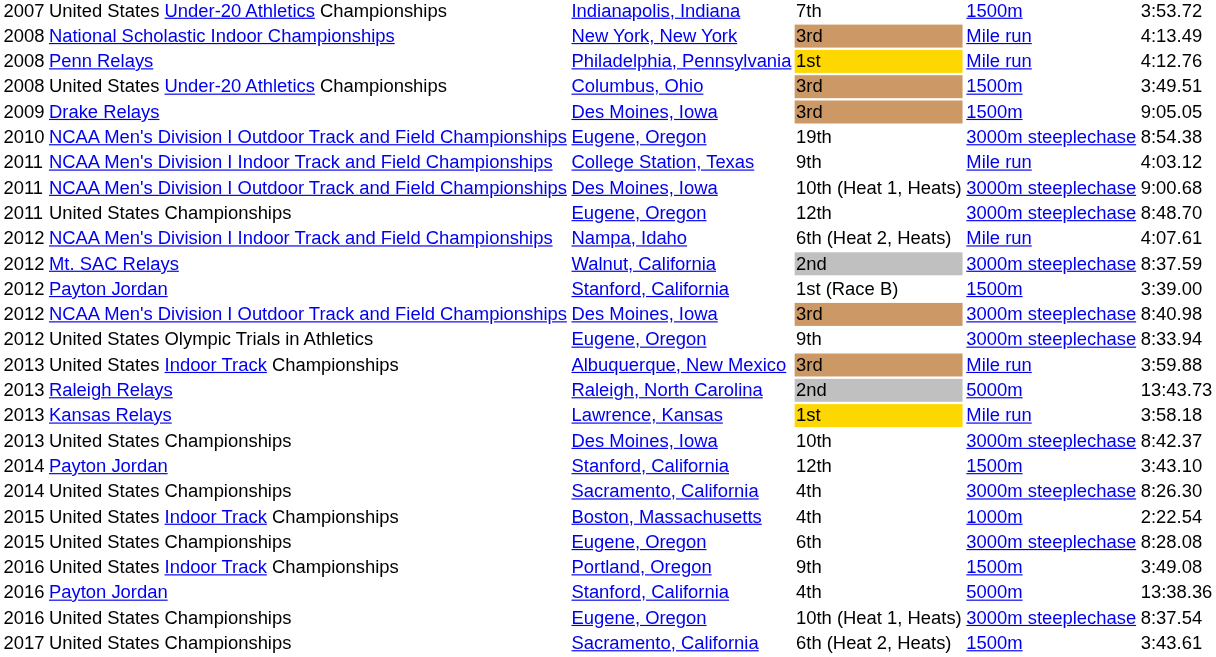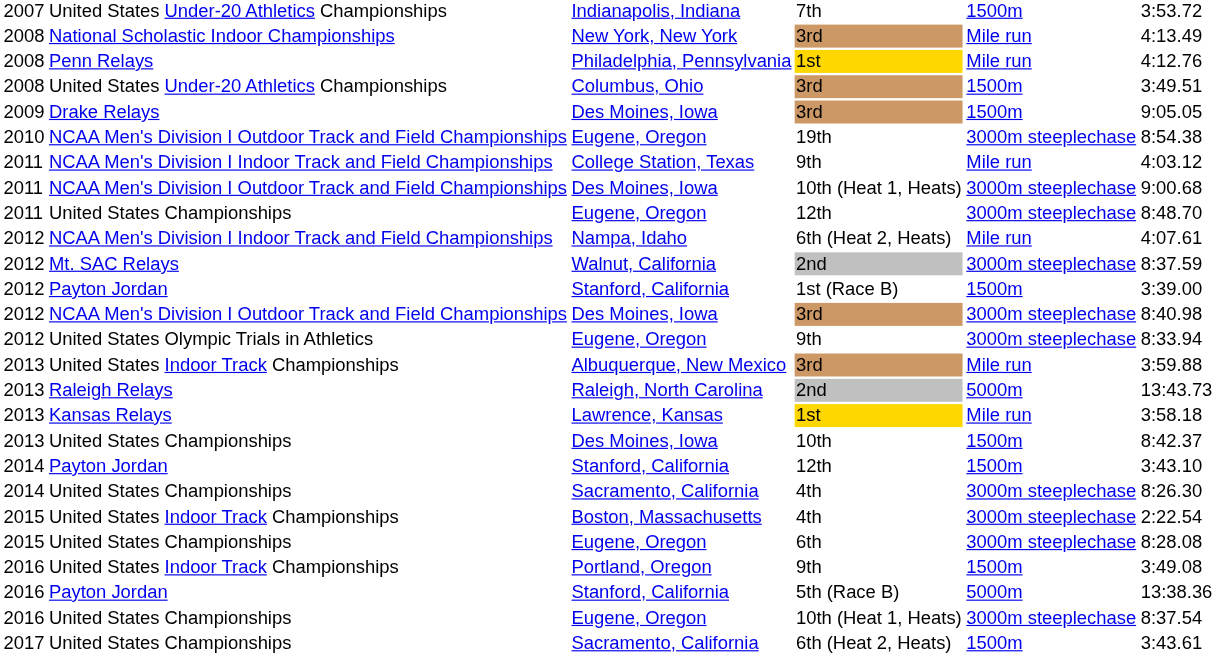(1051, 440) 3000m steeplechase -> (994, 440) 1500m
(994, 516) 1000m -> (1051, 516) 3000m steeplechase
(809, 592) 4th -> (848, 592) 5th (Race B)
